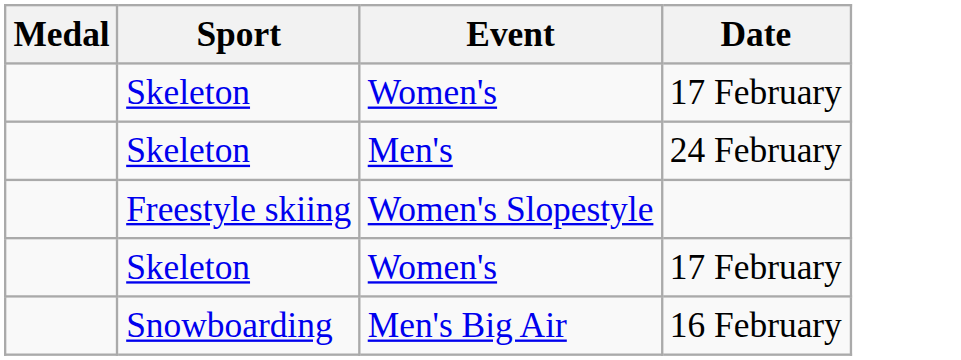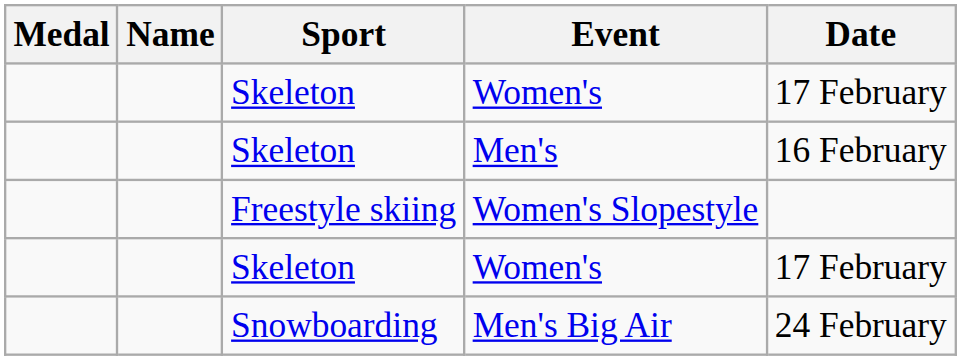+ column: (170, 33)
(756, 150) 24 February -> (861, 150) 16 February
(756, 325) 16 February -> (861, 325) 24 February
